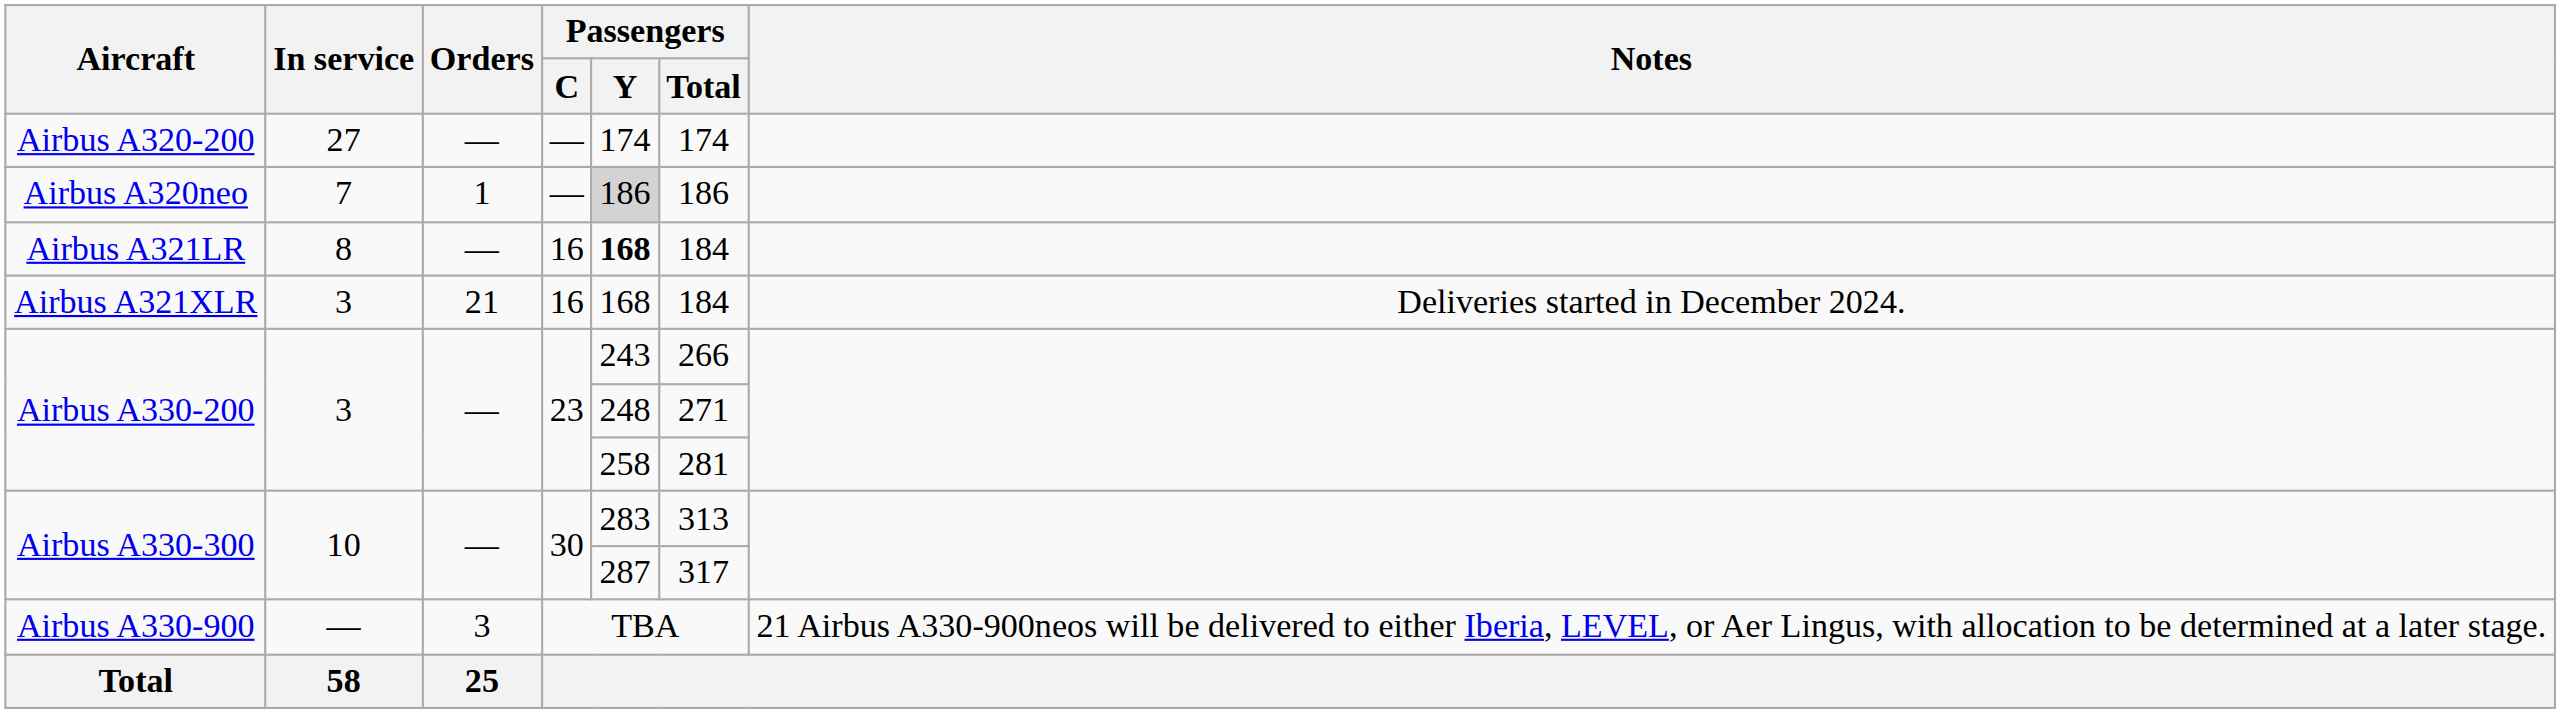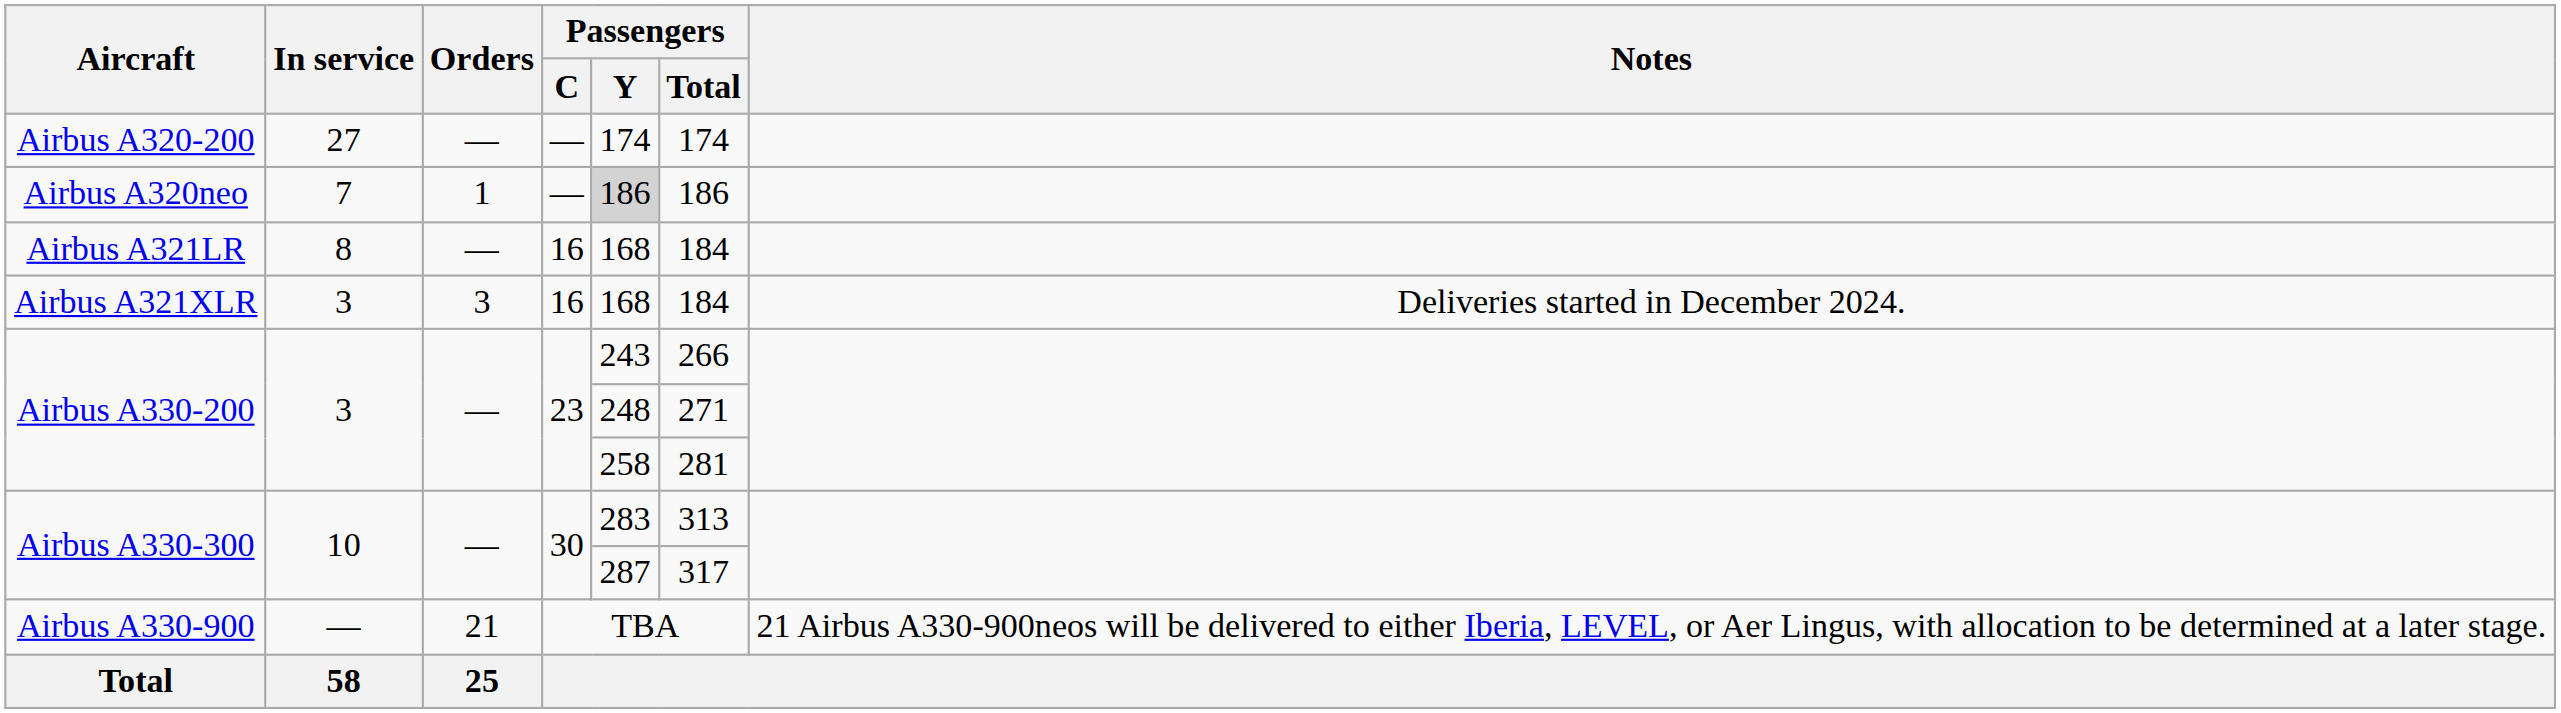(625, 247) bold -> (625, 247) normal
(482, 301) 21 -> (482, 301) 3
(482, 626) 3 -> (482, 626) 21
